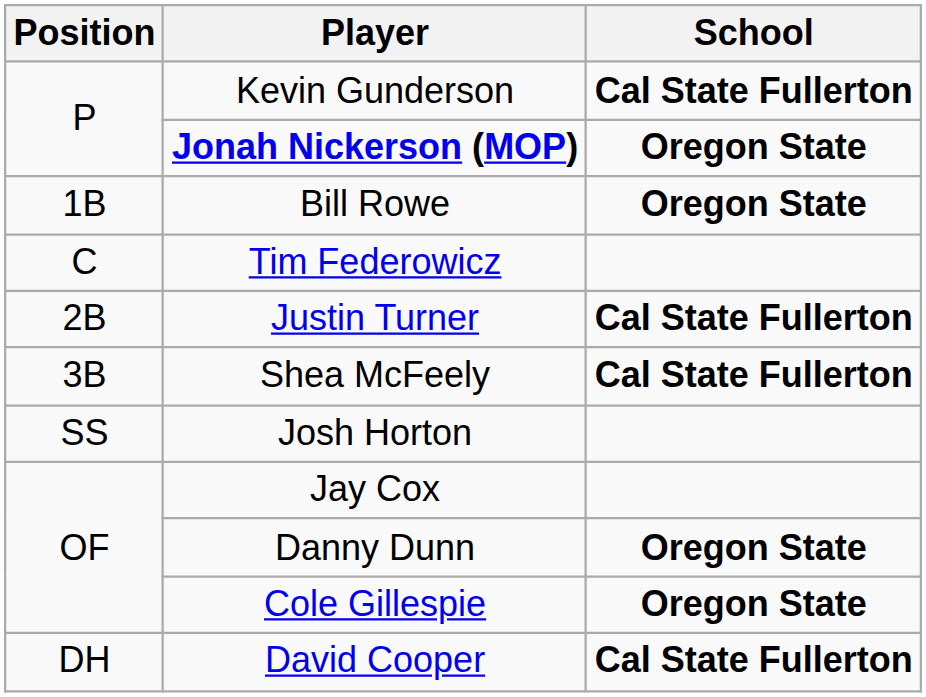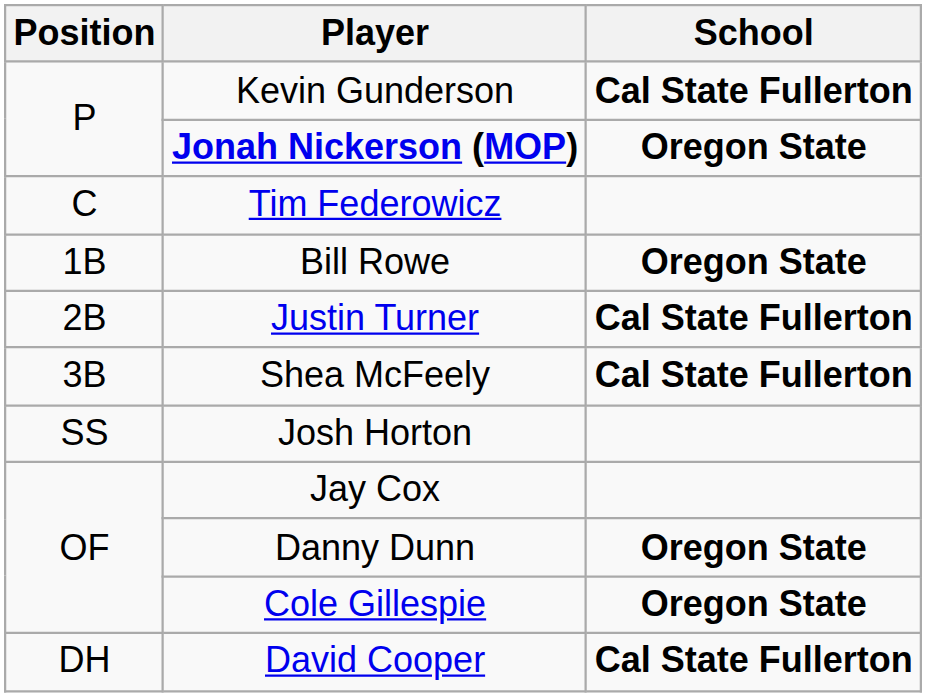rows swapped: (375, 261) <-> (375, 204)
